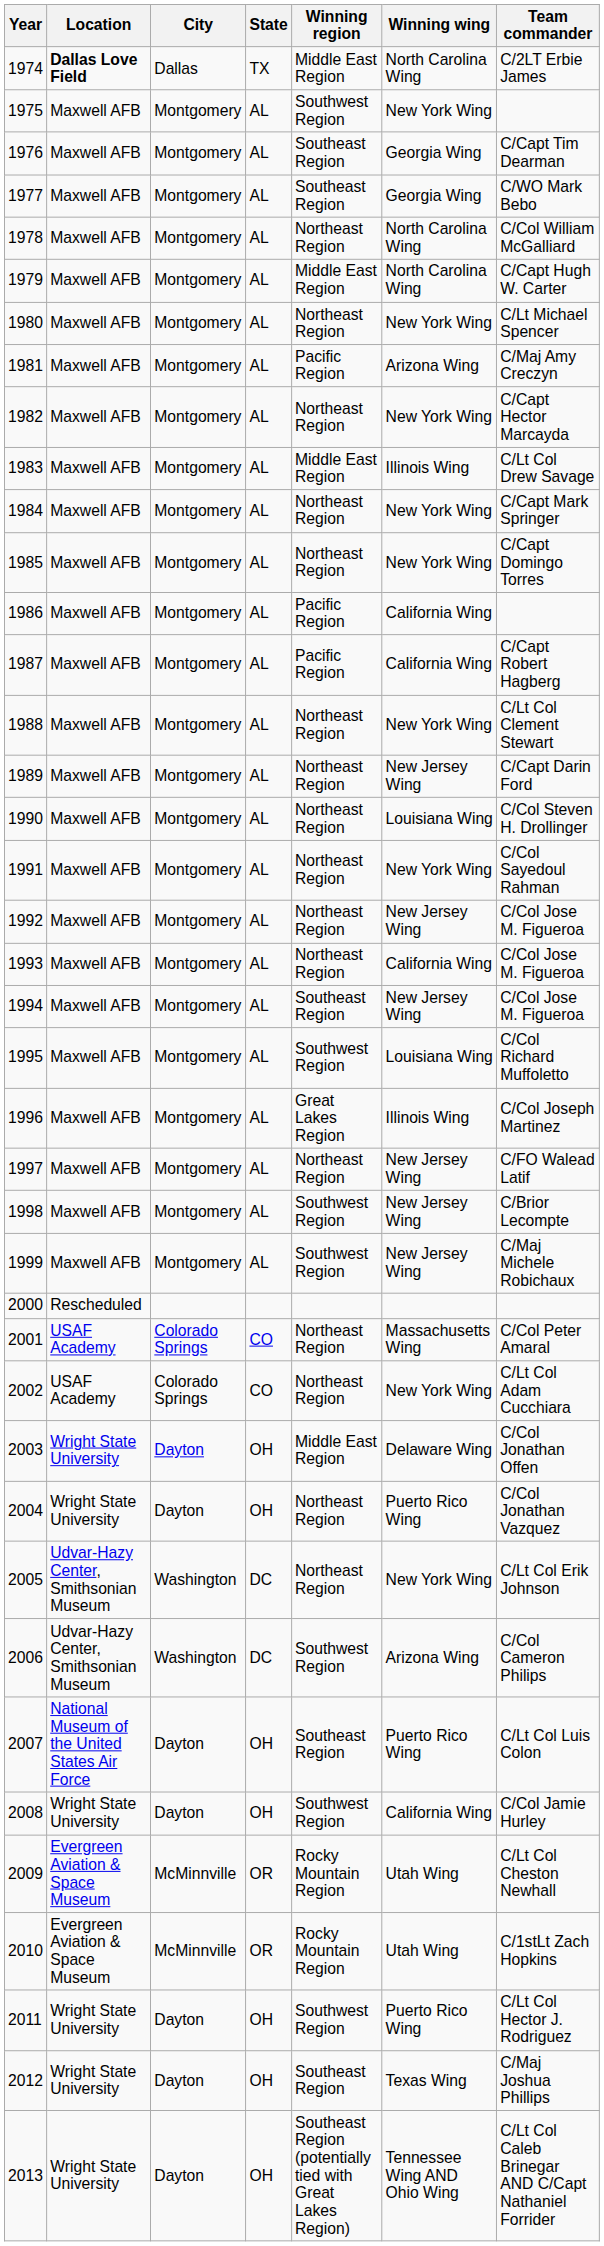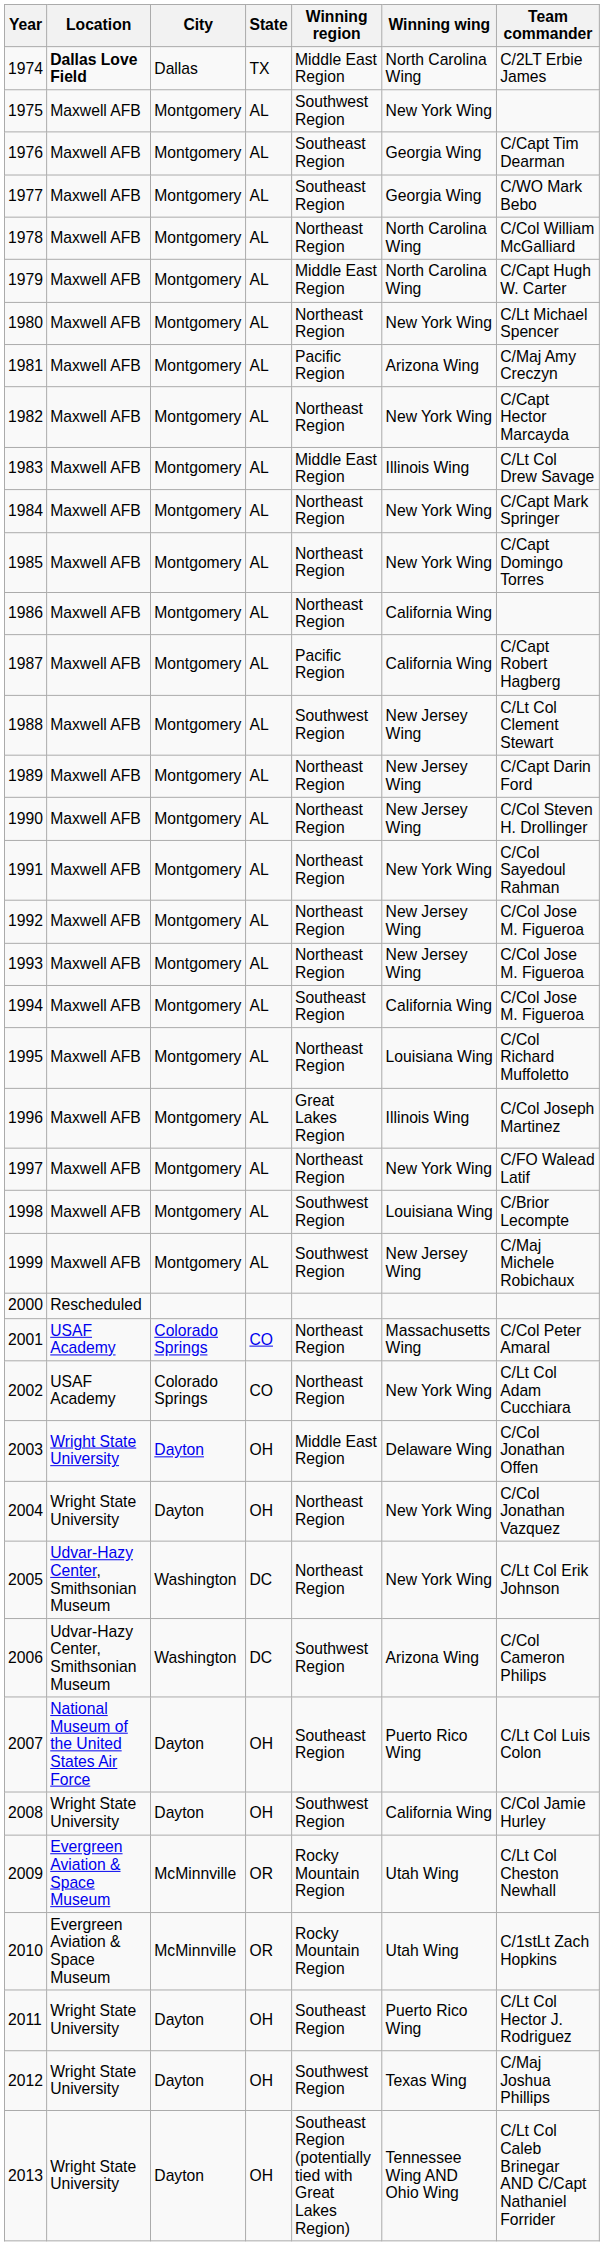(320, 613) Pacific Region -> (329, 613) Northeast Region
(329, 725) Northeast Region -> (332, 725) Southwest Region
(439, 725) New York Wing -> (427, 725) New Jersey Wing
(439, 818) Louisiana Wing -> (427, 818) New Jersey Wing
(439, 964) California Wing -> (427, 964) New Jersey Wing
(427, 1006) New Jersey Wing -> (439, 1006) California Wing
(332, 1057) Southwest Region -> (329, 1057) Northeast Region
(427, 1169) New Jersey Wing -> (439, 1169) New York Wing
(427, 1211) New Jersey Wing -> (439, 1211) Louisiana Wing
(427, 1511) Puerto Rico Wing -> (439, 1511) New York Wing
(332, 2020) Southwest Region -> (330, 2020) Southeast Region
(330, 2080) Southeast Region -> (332, 2080) Southwest Region
